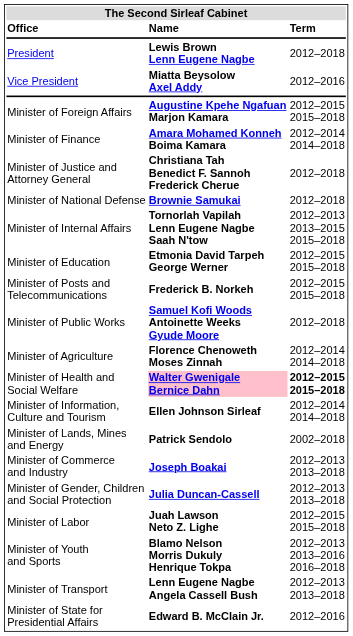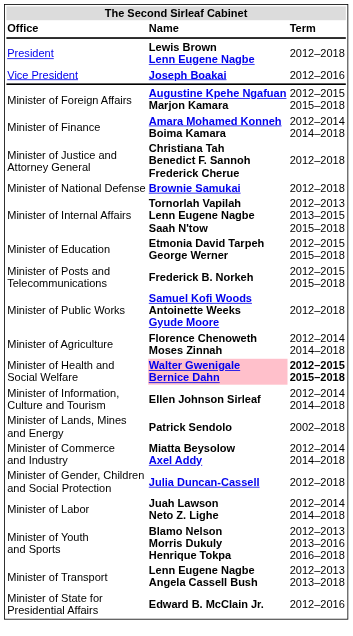(192, 81) Miatta Beysolow Axel Addy -> (188, 75) Joseph Boakai
(188, 467) Joseph Boakai -> (192, 454) Miatta Beysolow Axel Addy
(317, 467) 2012–2013 2013–2018 -> (317, 454) 2012–2014 2014–2018
(317, 494) 2012–2013 2013–2018 -> (317, 482) 2012–2018
(317, 522) 2012–2015 2015–2018 -> (317, 509) 2012–2014 2014–2018
